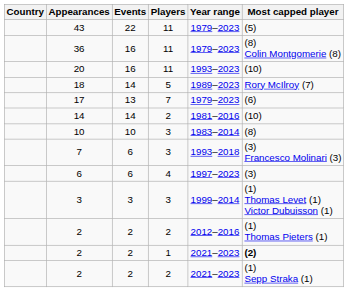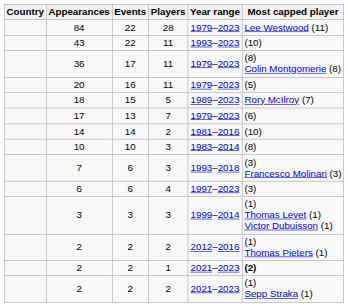+ row: (79, 27)
(215, 27) 1979–2023 -> (215, 43) 1993–2023
(250, 27) (5) -> (253, 43) (10)
(130, 48) 16 -> (130, 64) 17
(215, 69) 1993–2023 -> (215, 85) 1979–2023
(253, 69) (10) -> (250, 85) (5)
(130, 85) 14 -> (130, 100) 15
